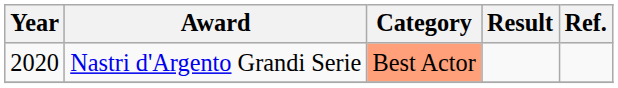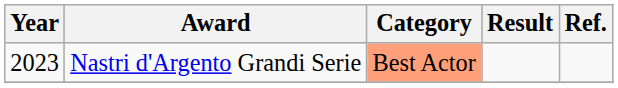(35, 62) 2020 -> (35, 62) 2023
